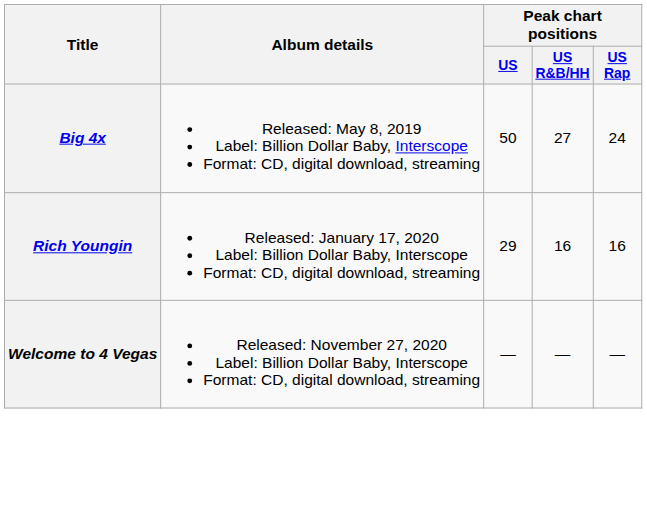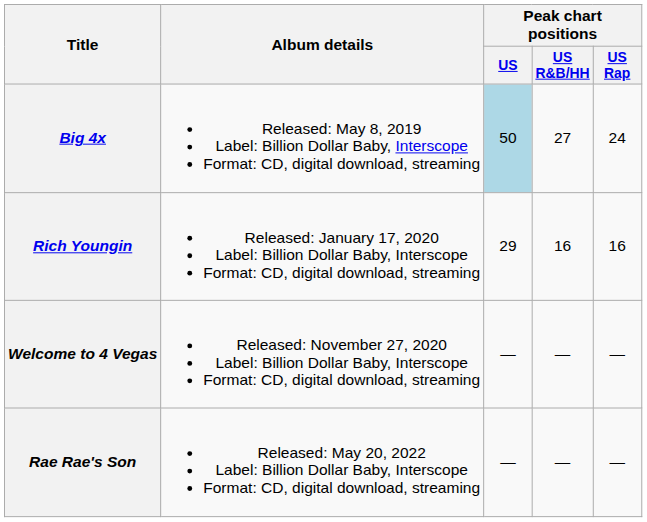(508, 138) no background -> (508, 138) lightblue background
+ row: (83, 462)
